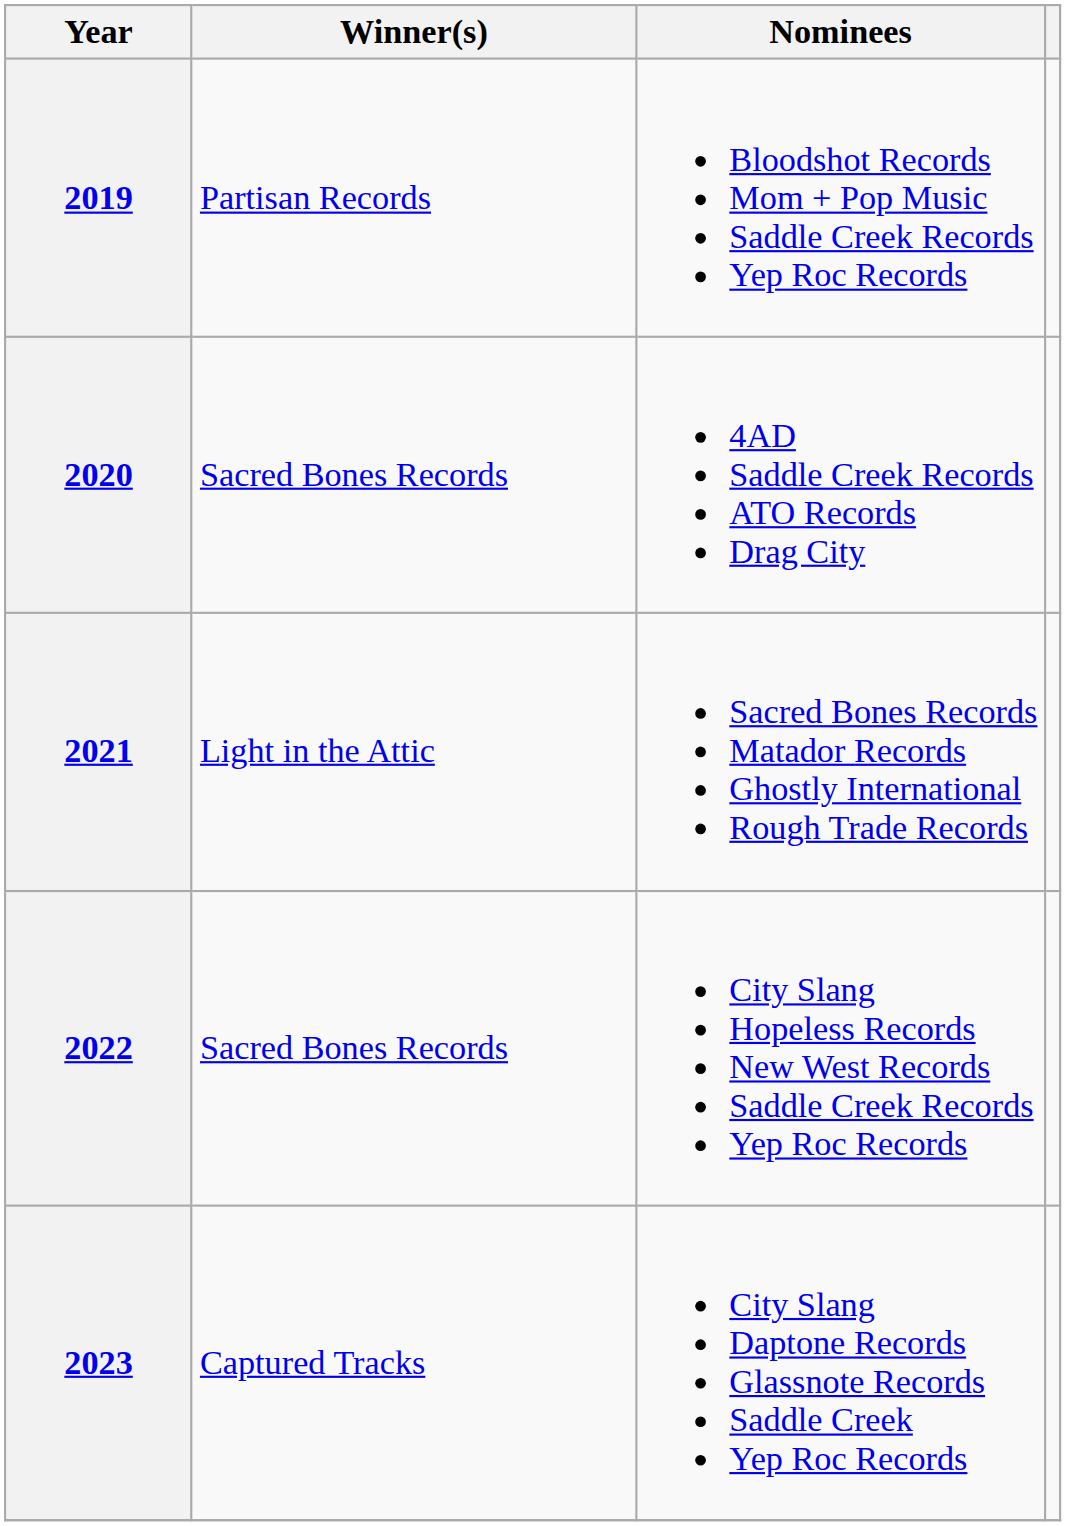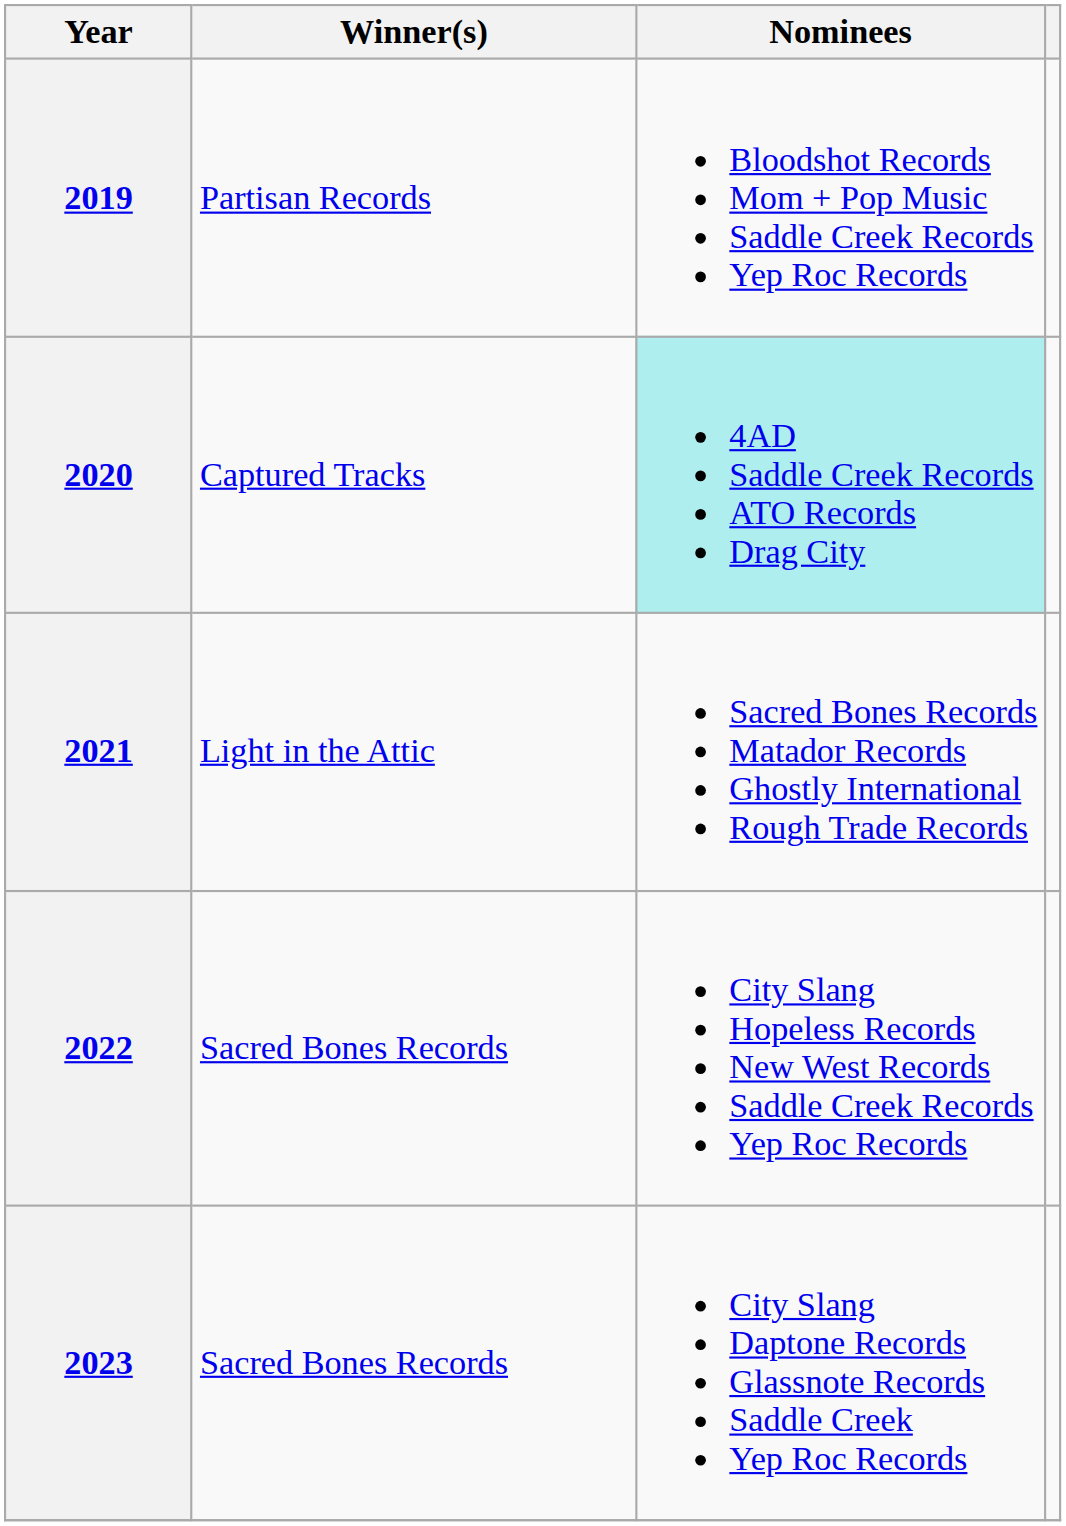(354, 474) Sacred Bones Records -> (313, 474) Captured Tracks
(841, 494) no background -> (841, 494) paleturquoise background
(313, 1362) Captured Tracks -> (354, 1362) Sacred Bones Records
